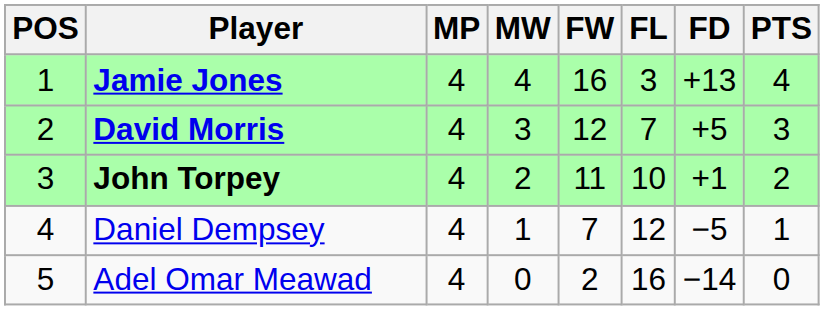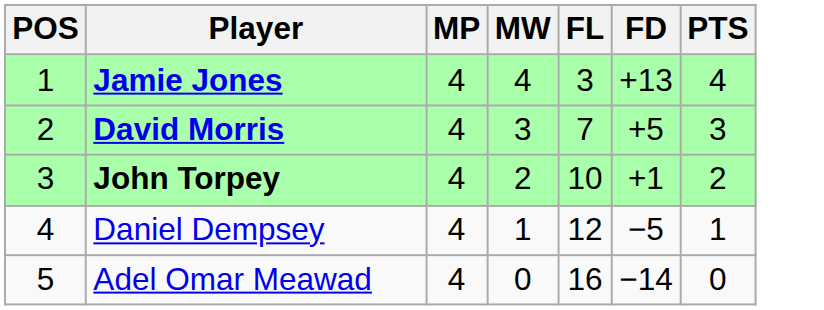- column: (590, 29)
